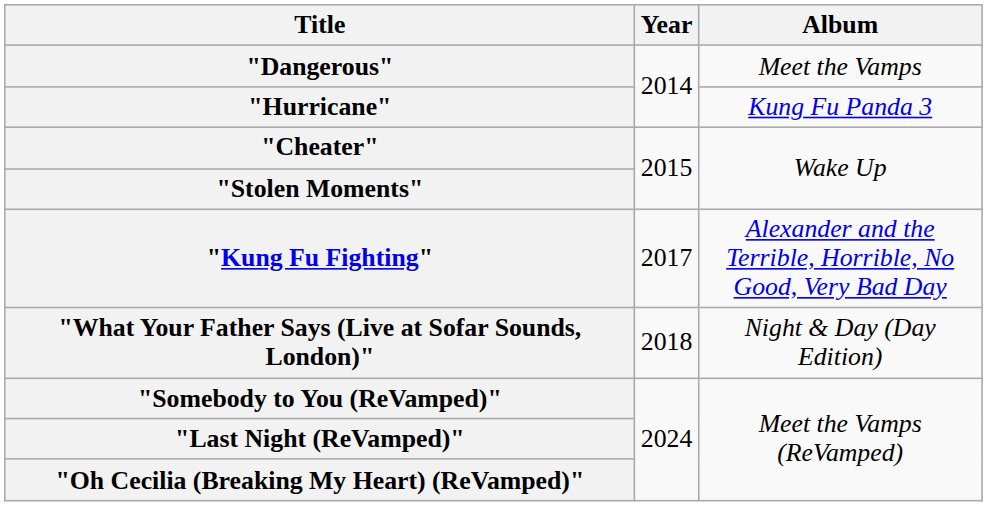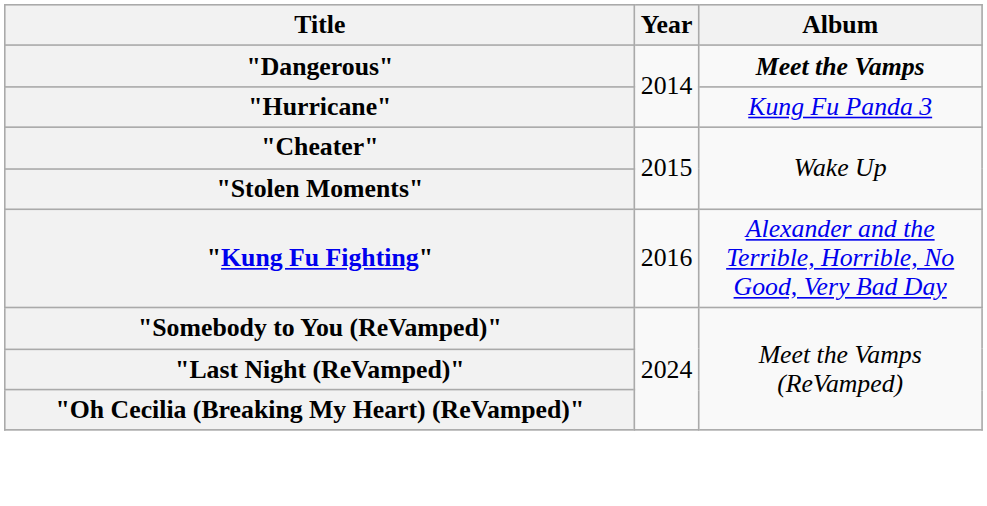(840, 65) normal -> (840, 65) bold
(667, 258) 2017 -> (667, 258) 2016
- row: (320, 342)
